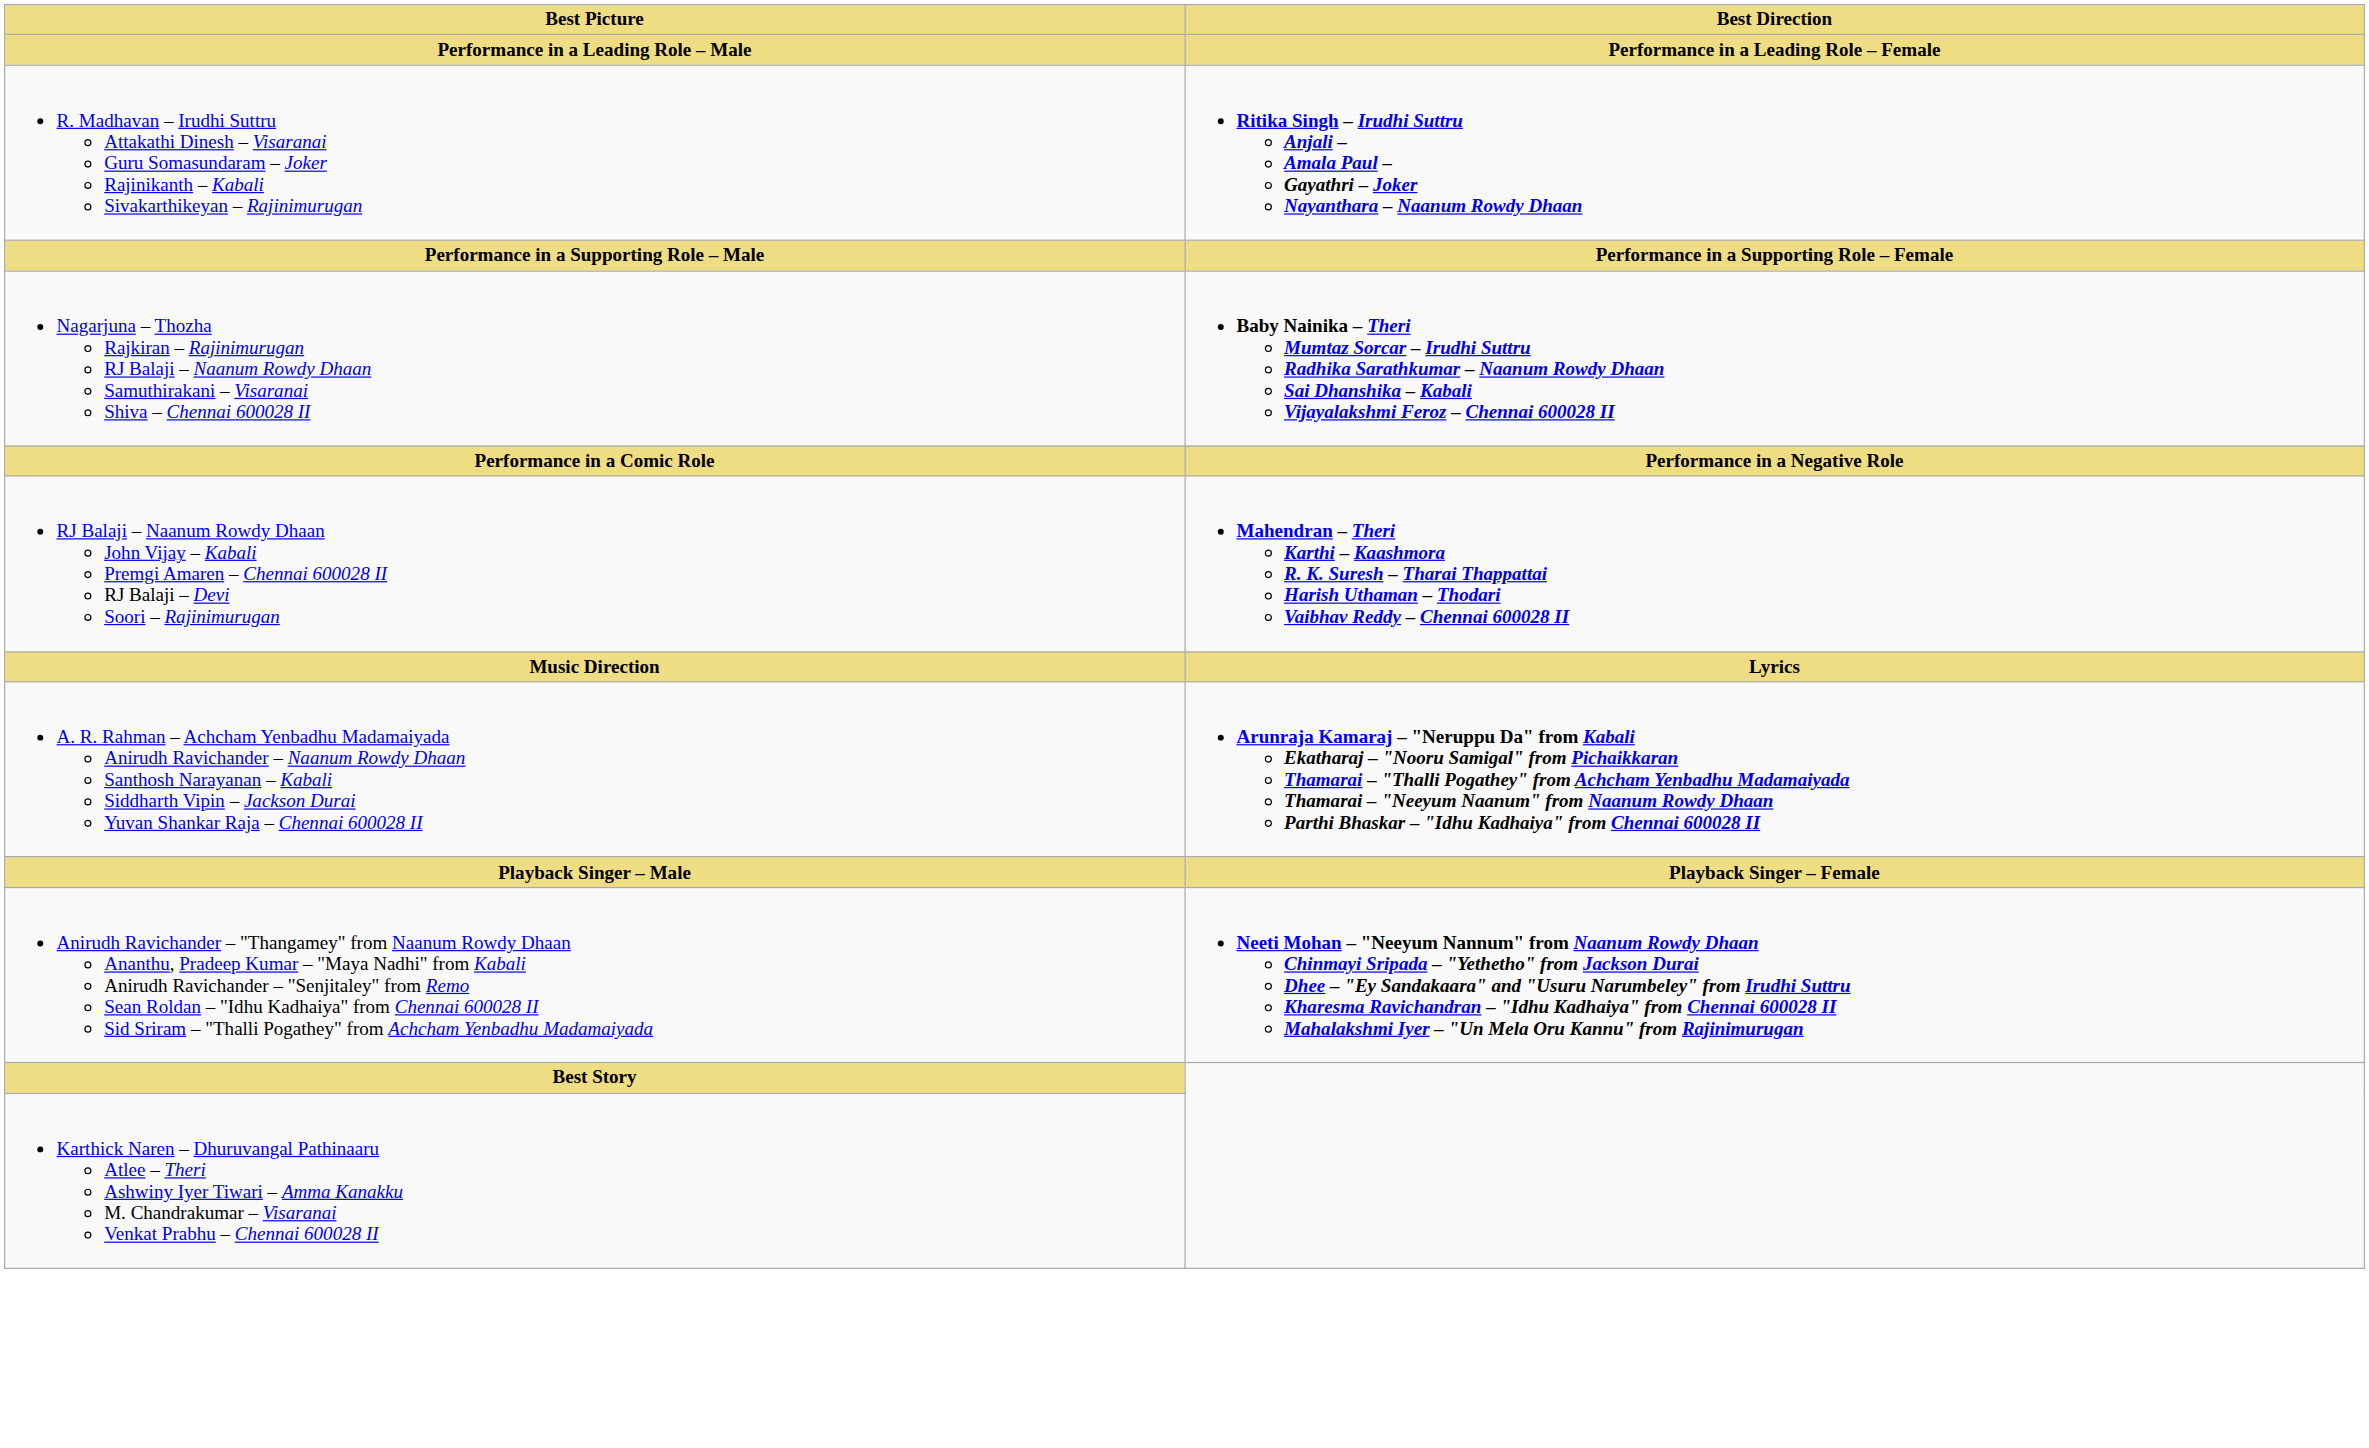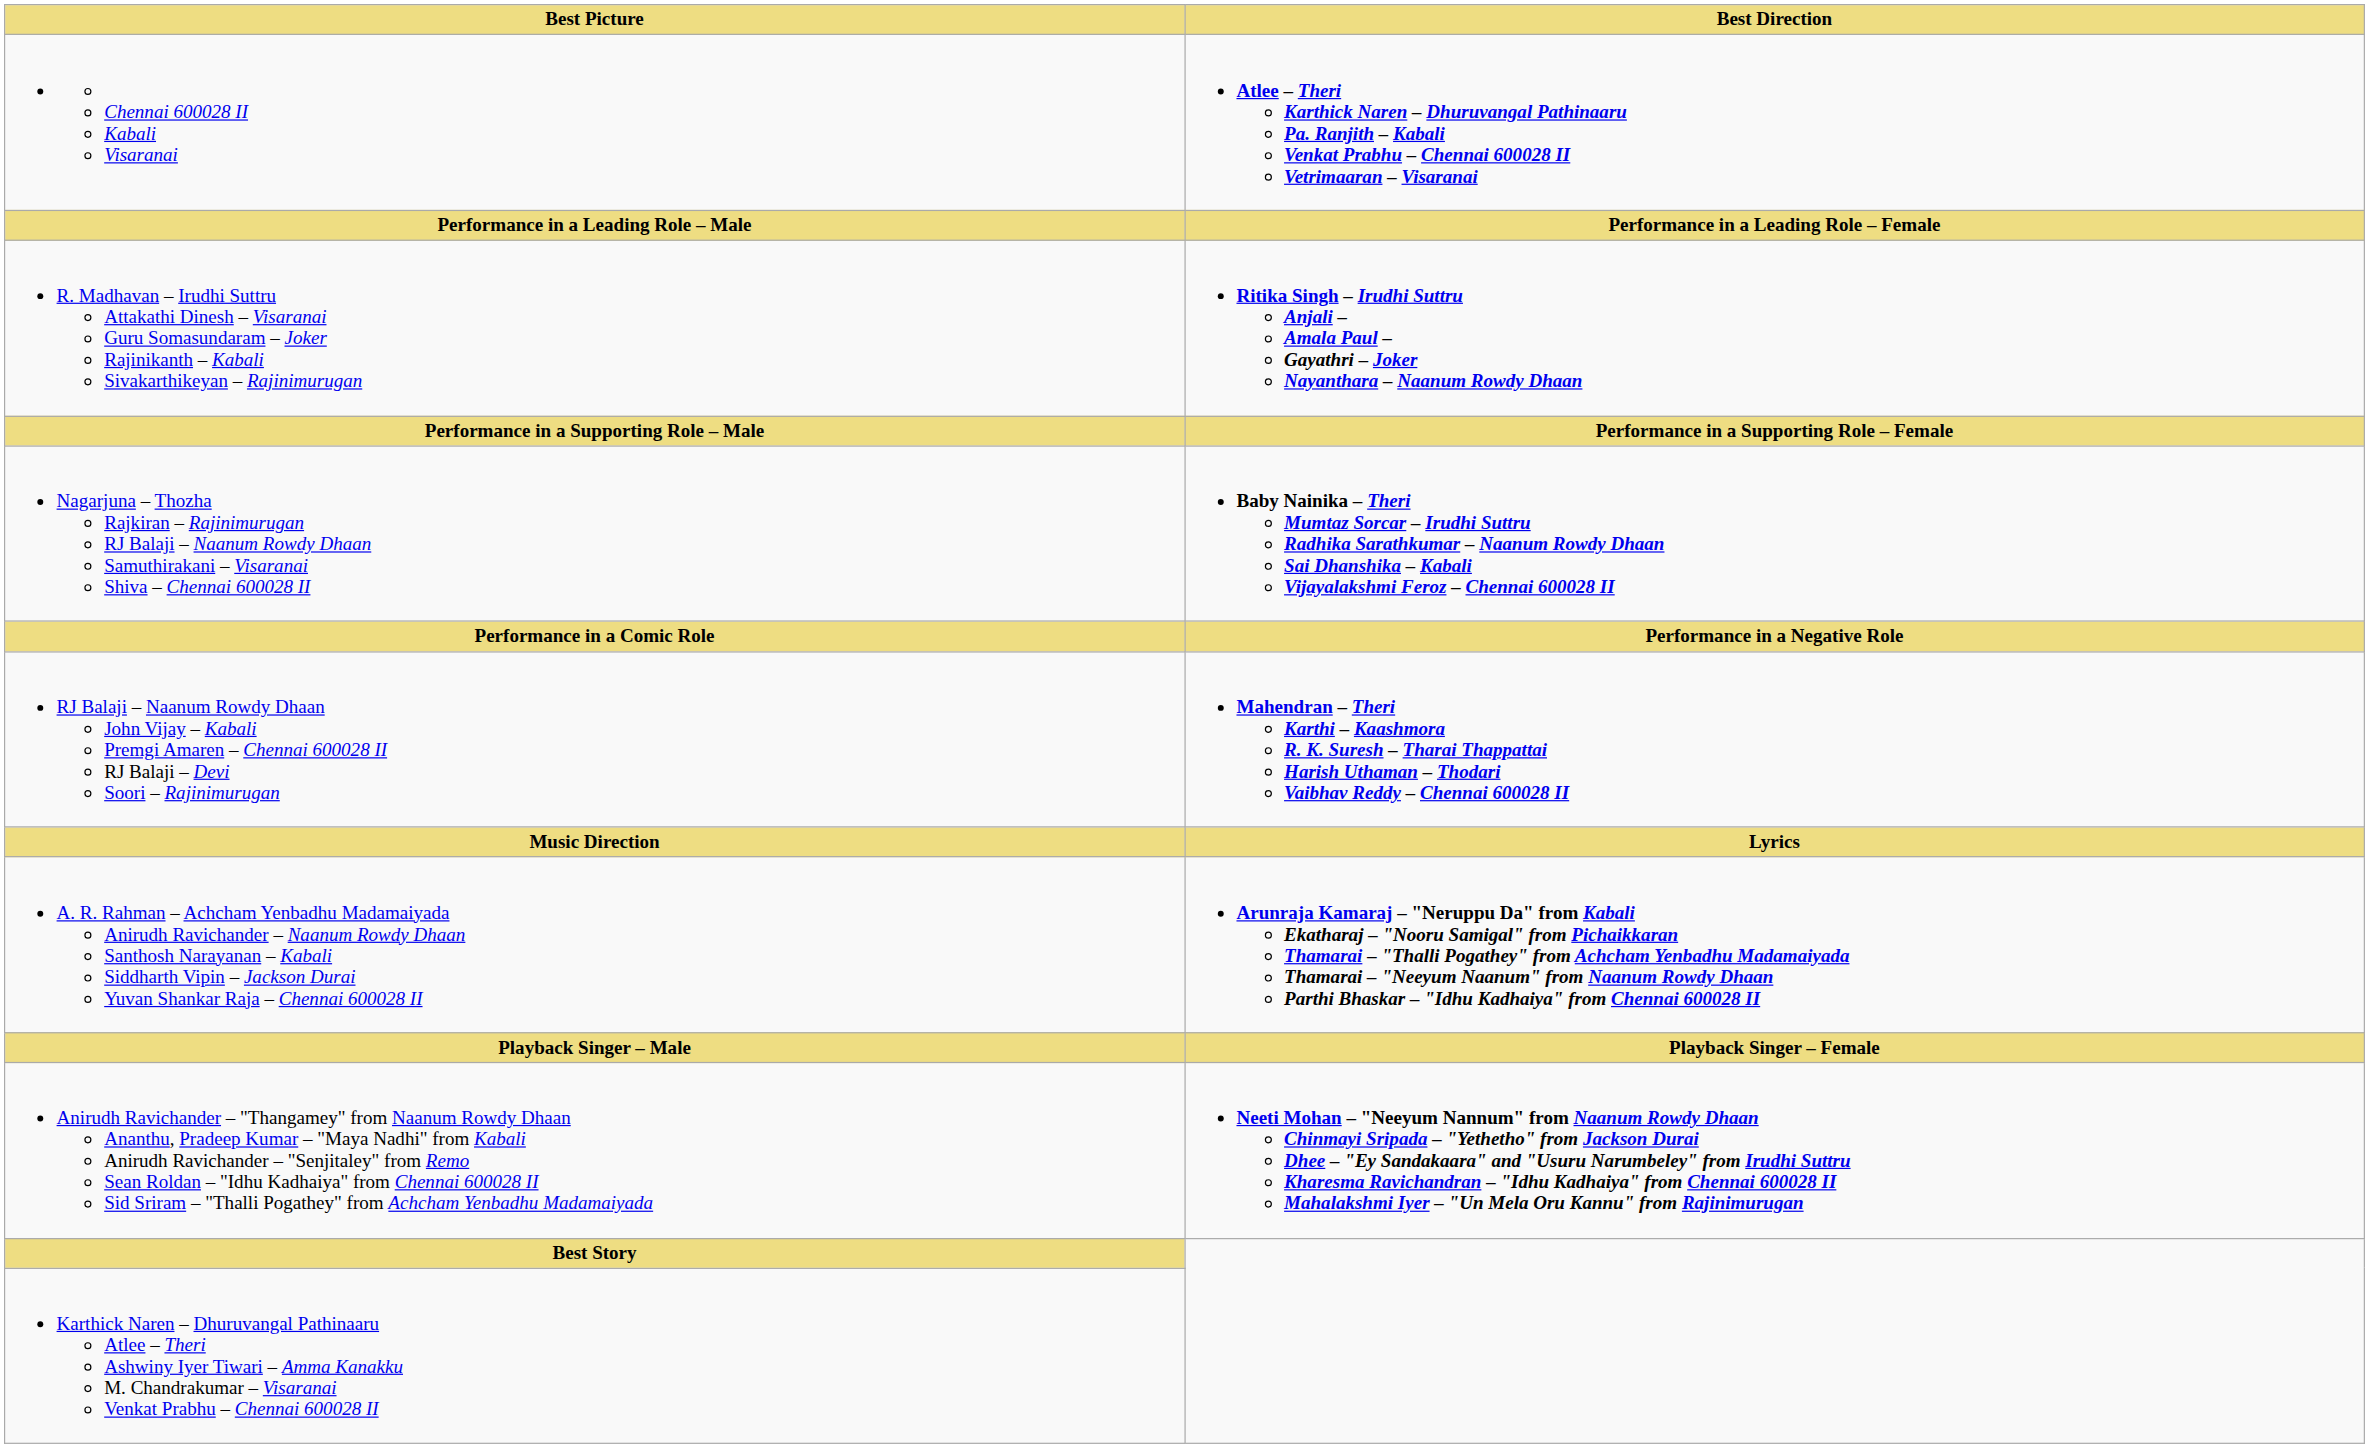+ row: (595, 122)
